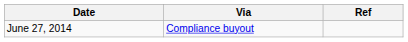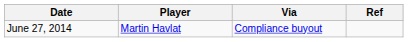+ column: (175, 12)
